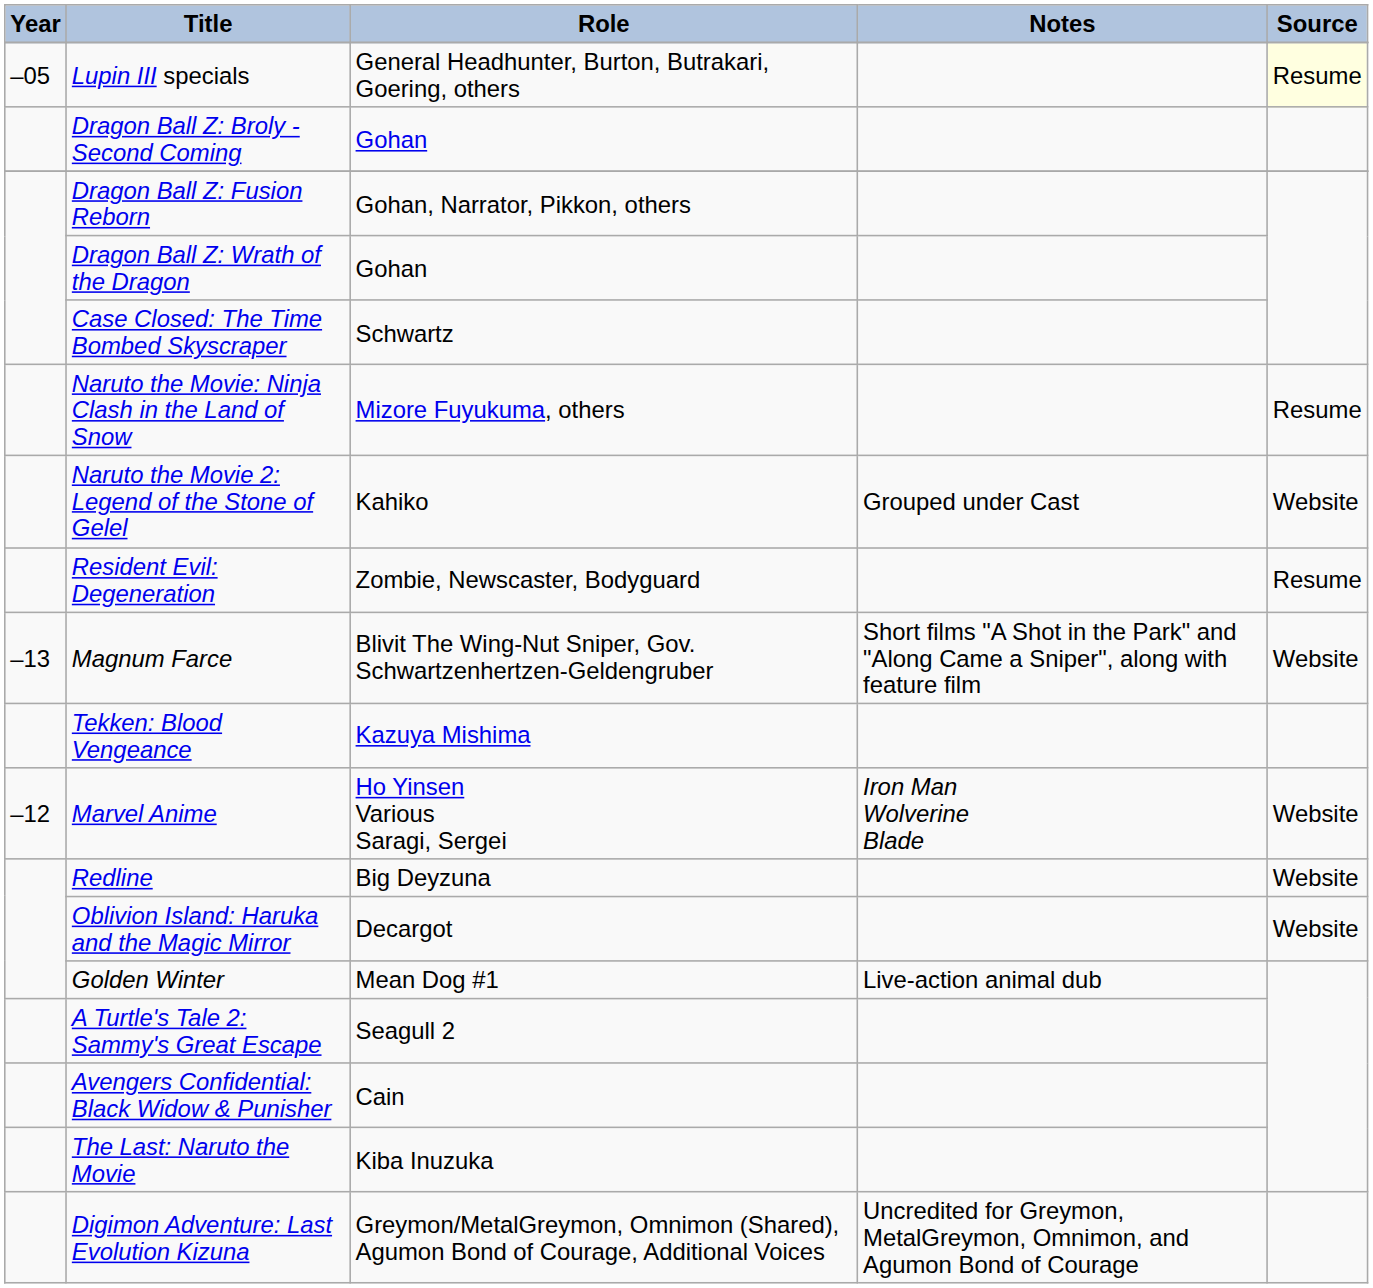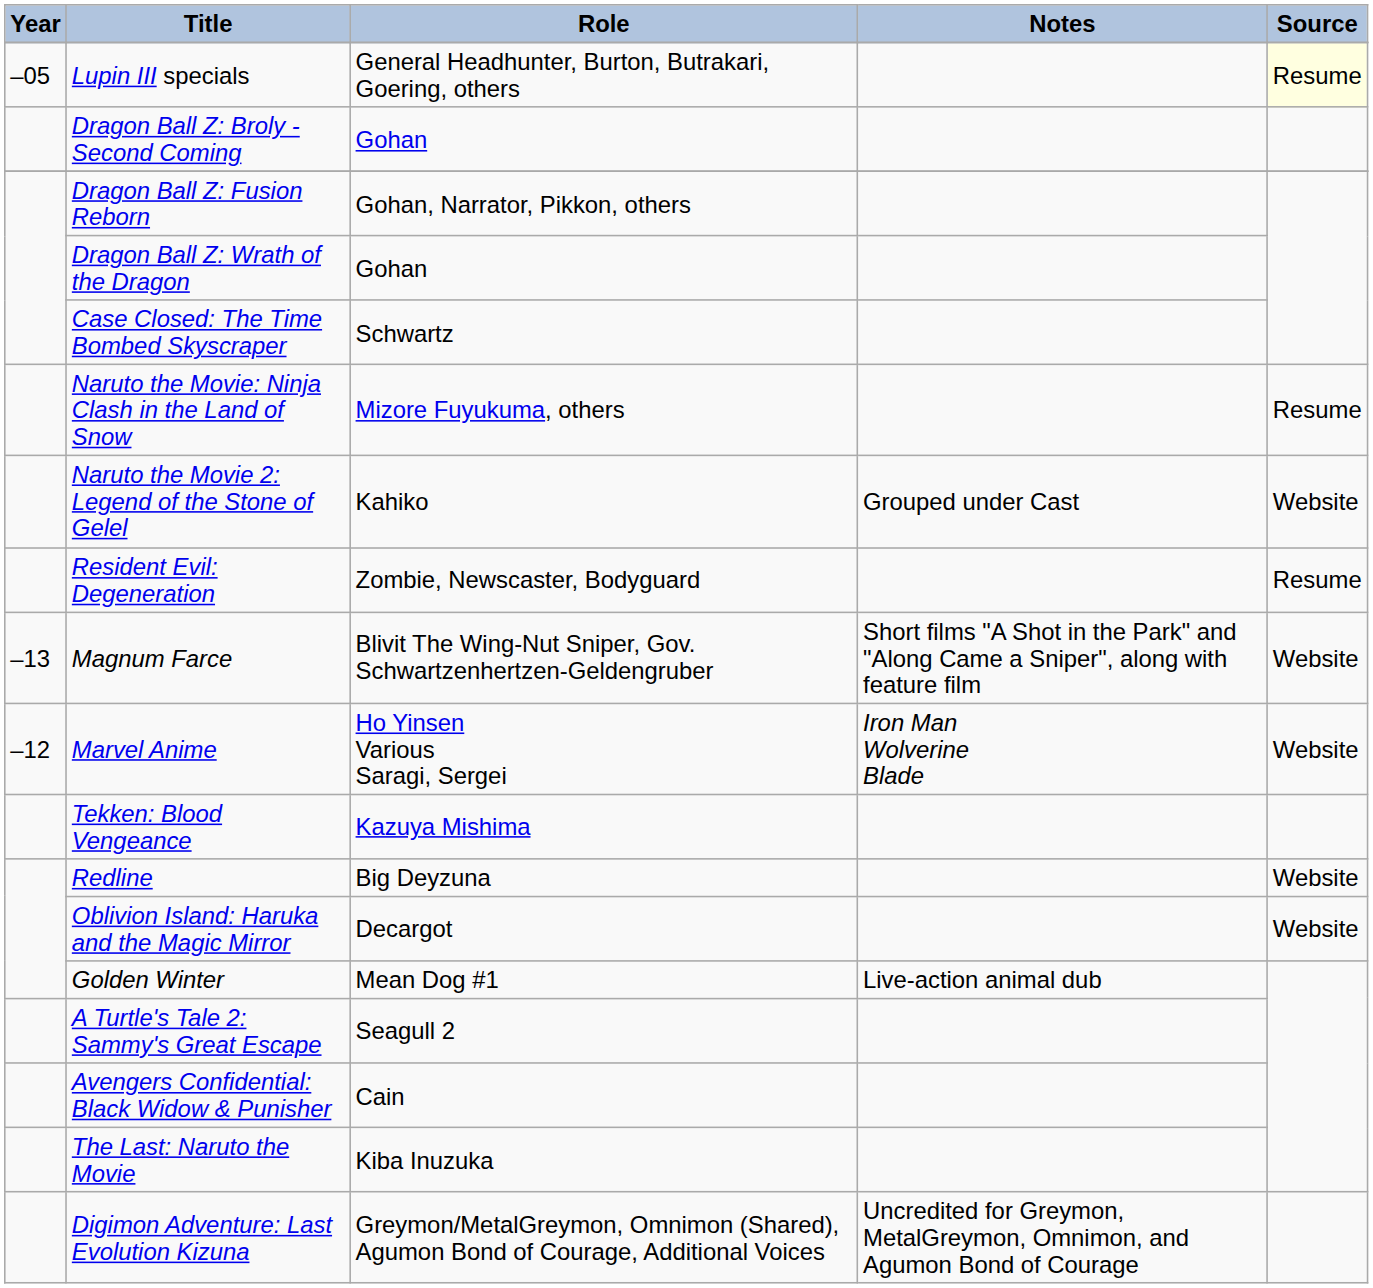rows swapped: (147, 735) <-> (144, 813)
